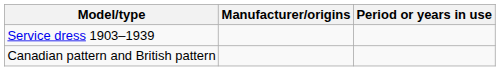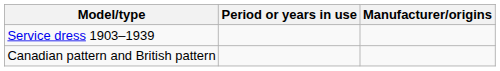columns swapped: (424, 14) <-> (286, 14)
